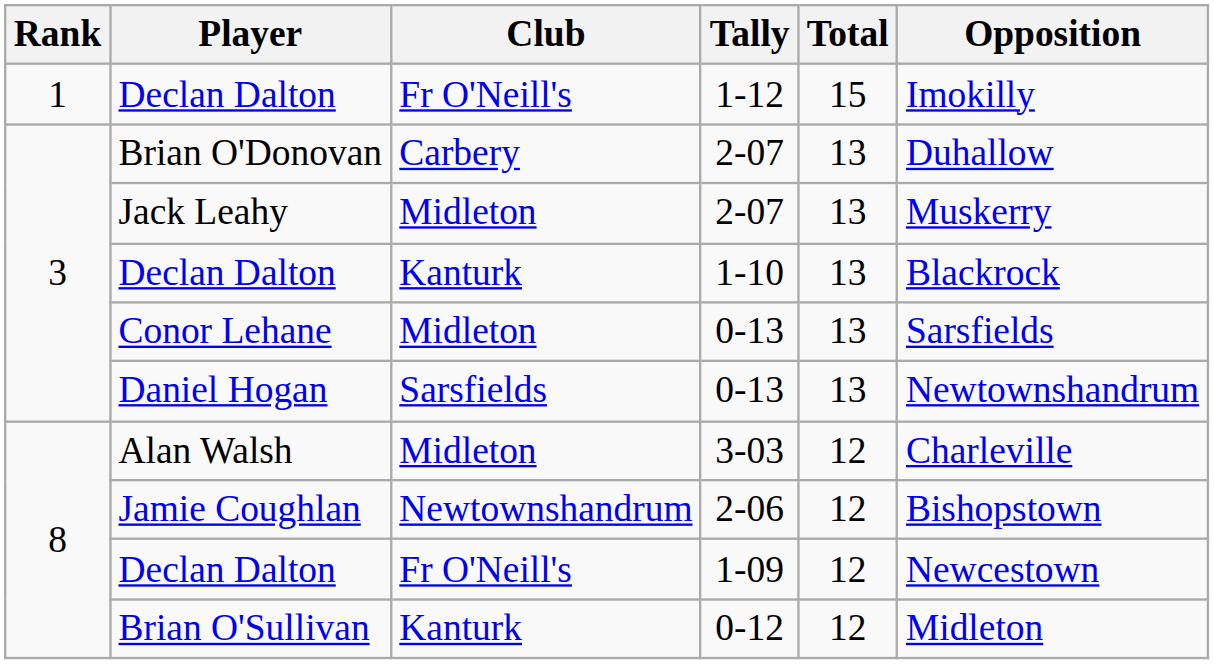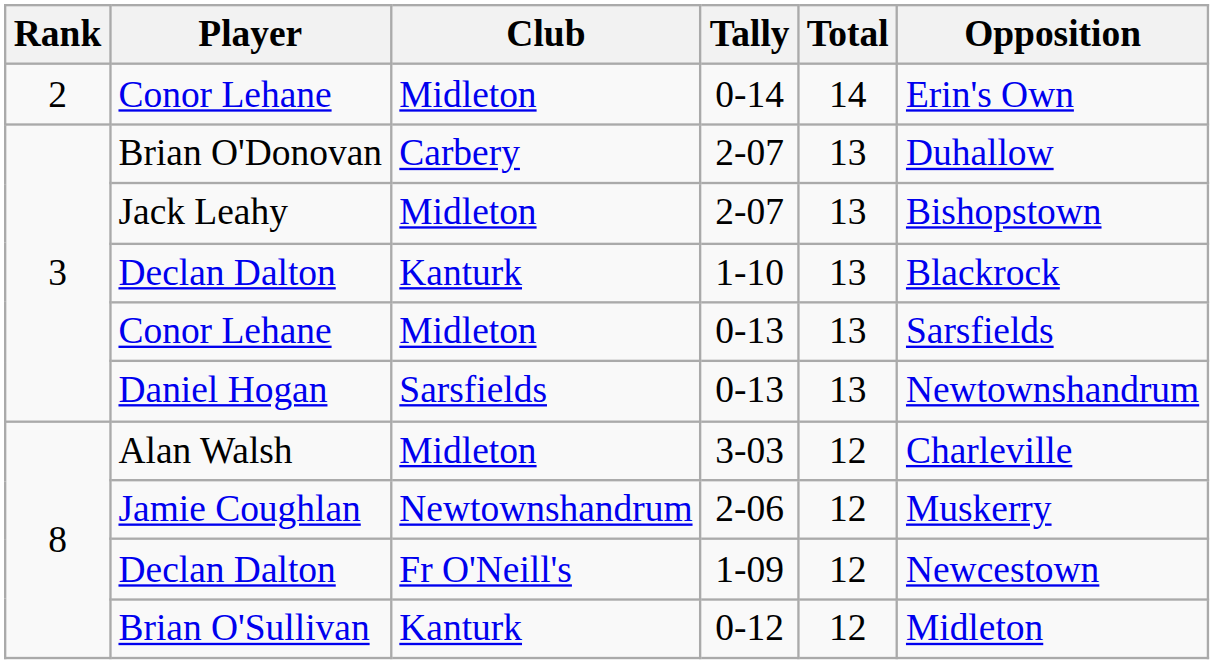- row: (227, 93)
+ row: (225, 93)
(979, 212) Muskerry -> (1004, 212) Bishopstown
(1004, 509) Bishopstown -> (979, 509) Muskerry
